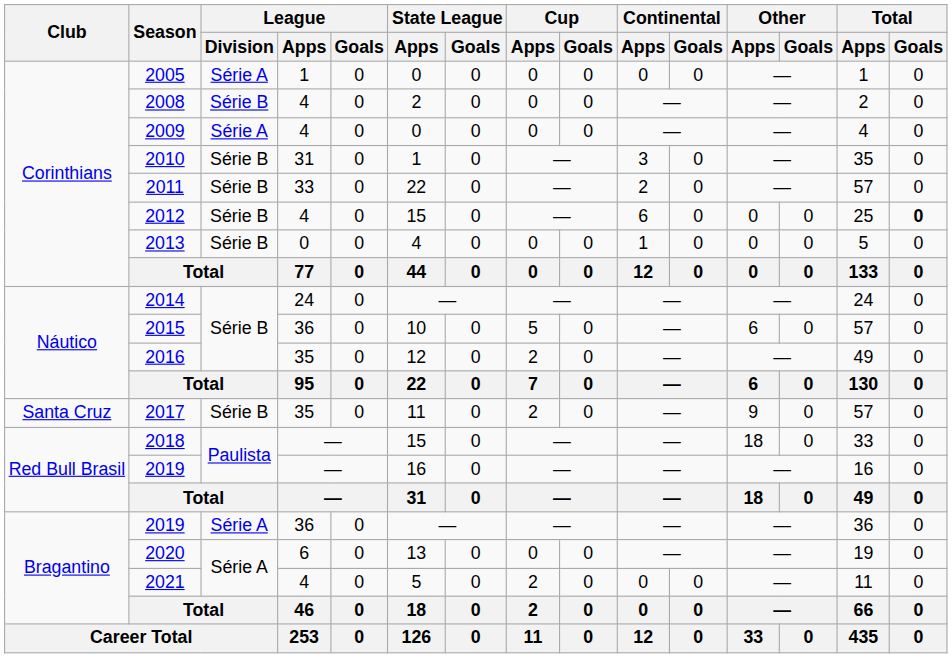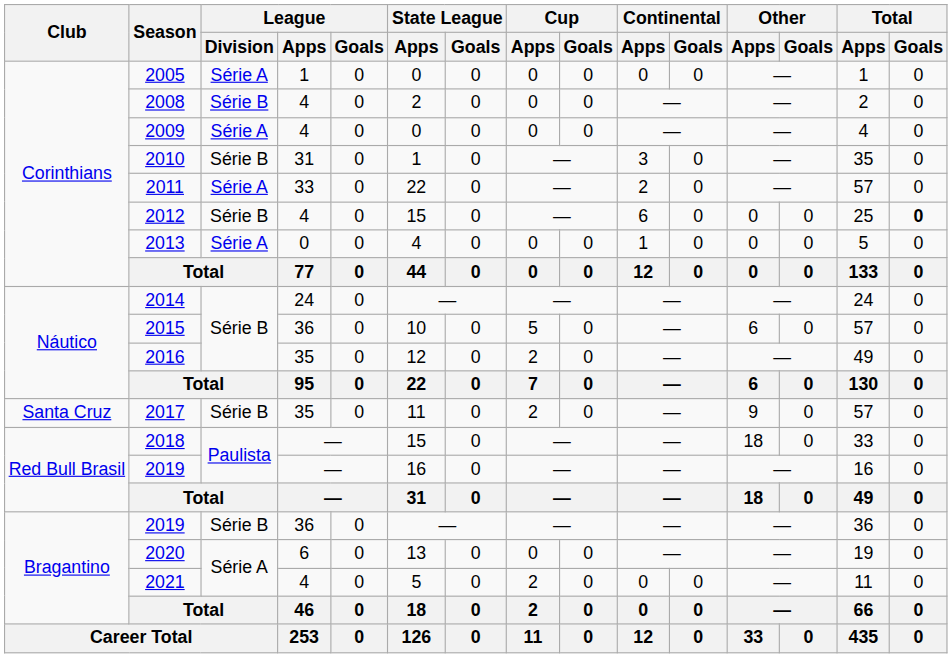(239, 187) Série B -> (239, 187) Série A
(239, 243) Série B -> (239, 243) Série A
(239, 525) Série A -> (239, 525) Série B
